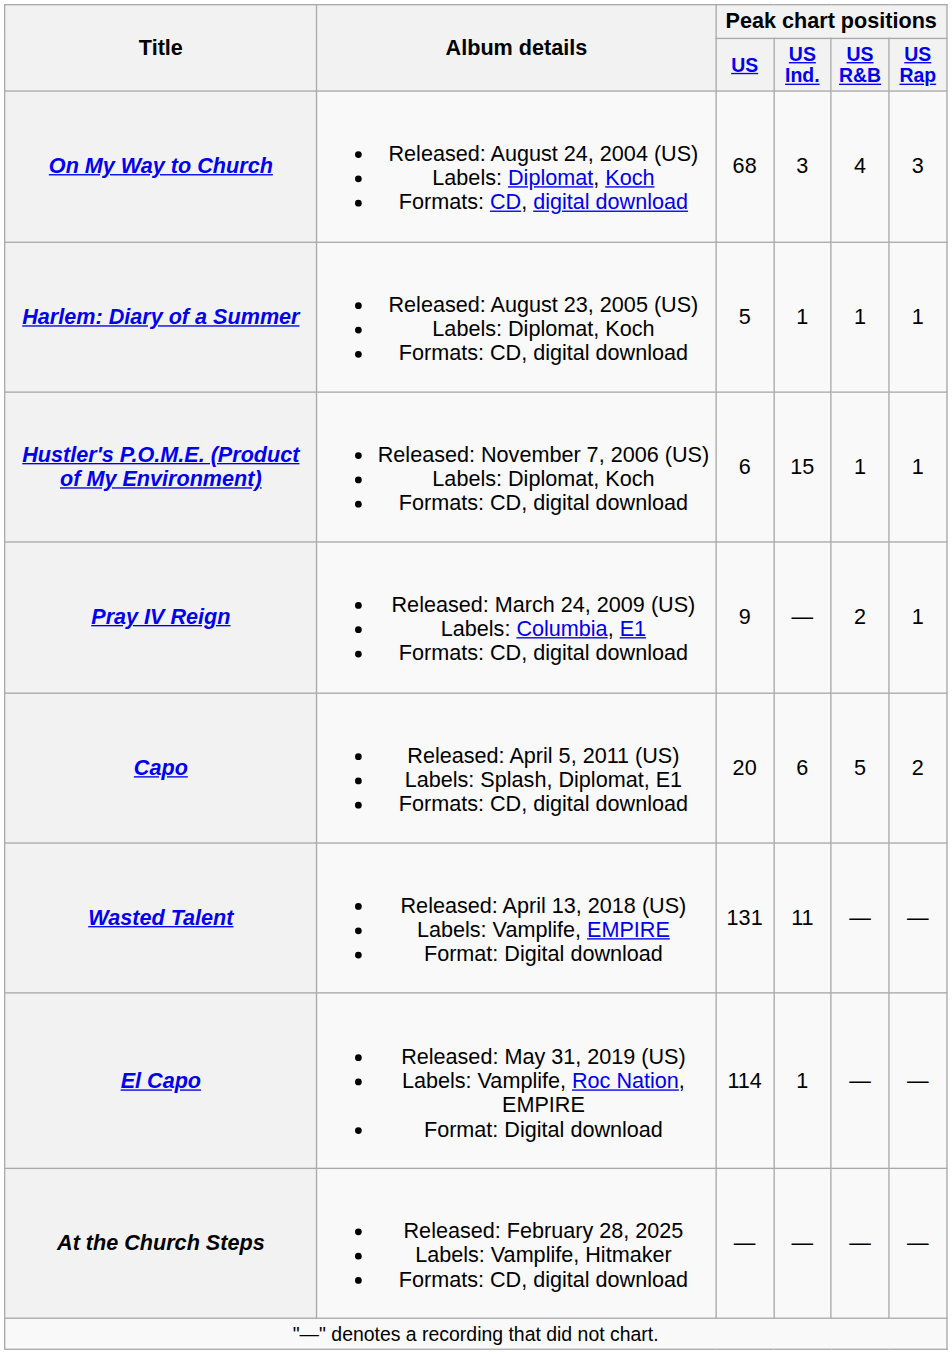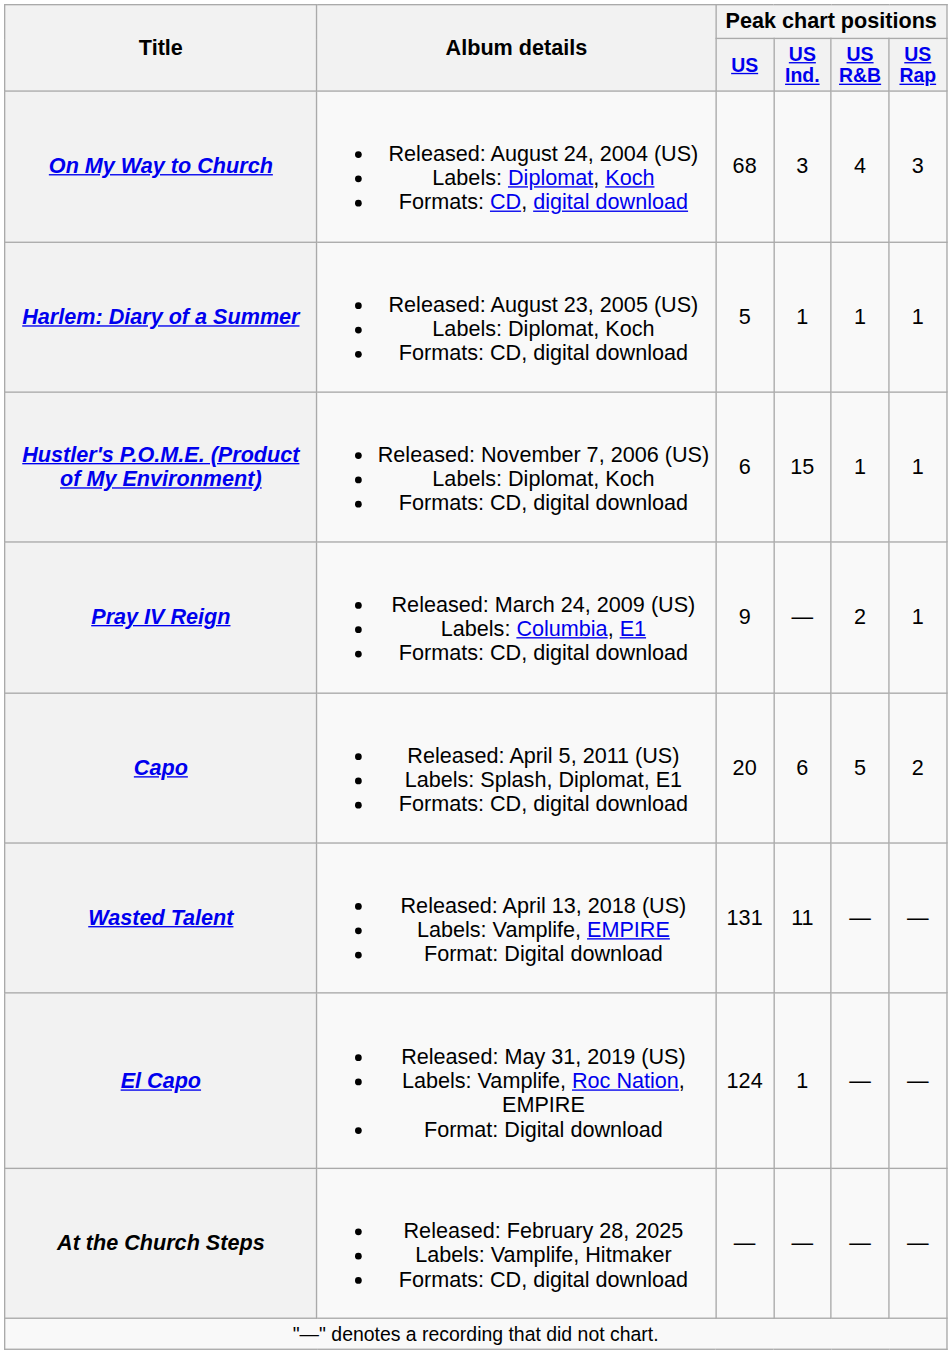(745, 1080) 114 -> (745, 1080) 124
